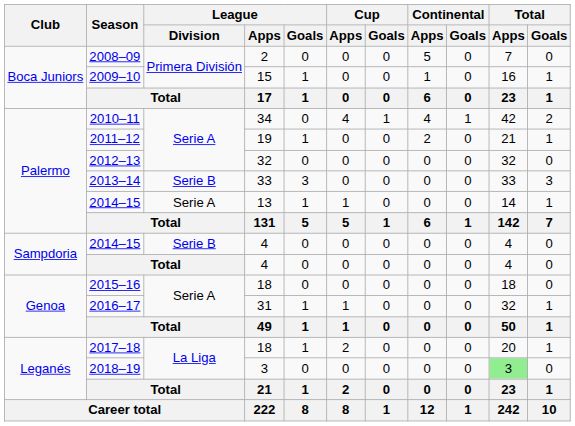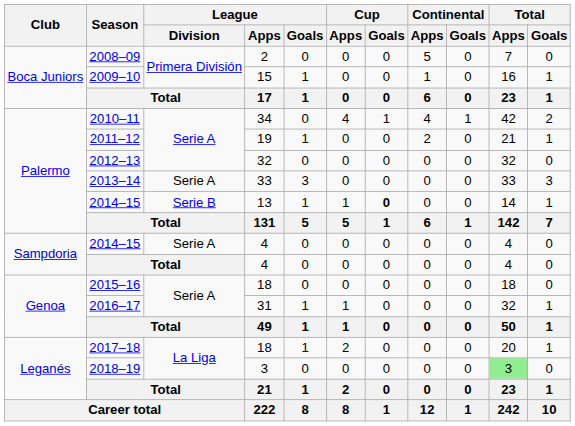(194, 181) Serie B -> (194, 181) Serie A
(194, 202) Serie A -> (194, 202) Serie B
(386, 202) normal -> (386, 202) bold
(194, 243) Serie B -> (194, 243) Serie A
